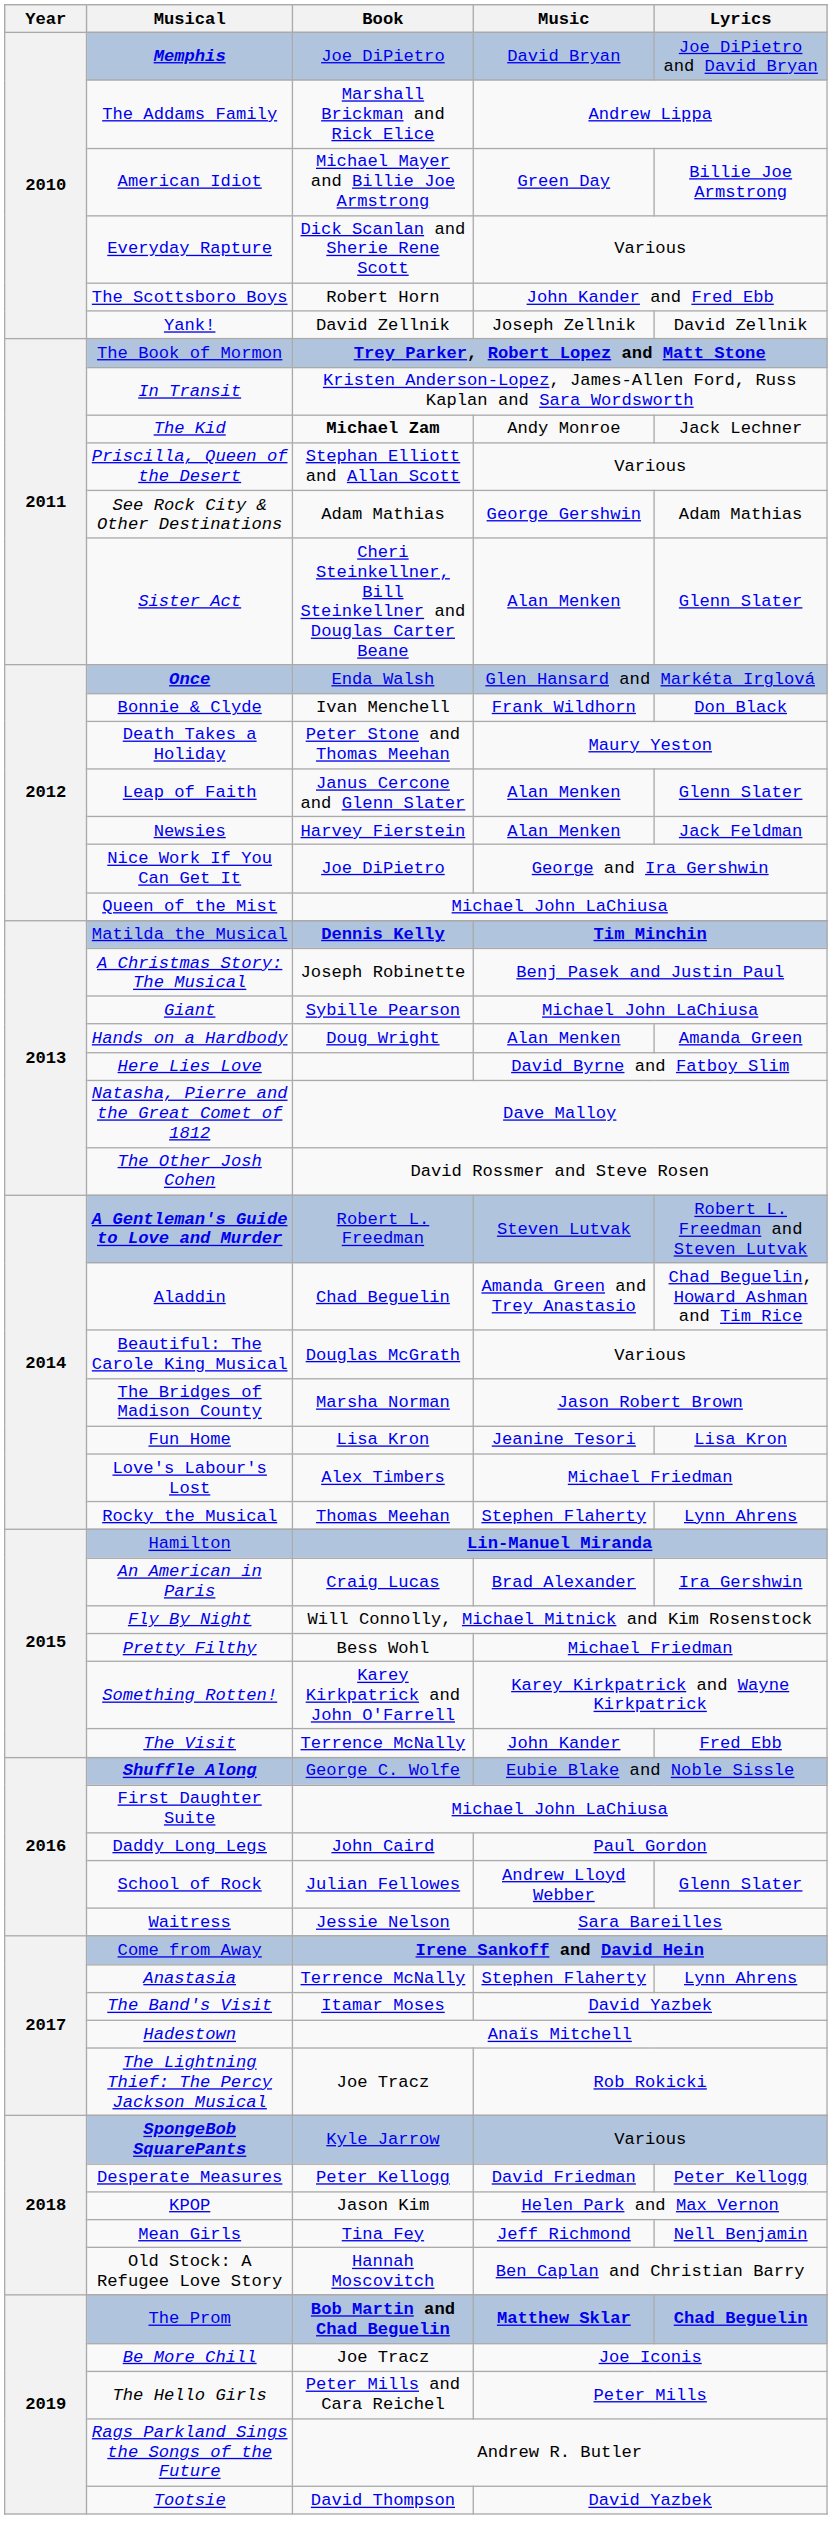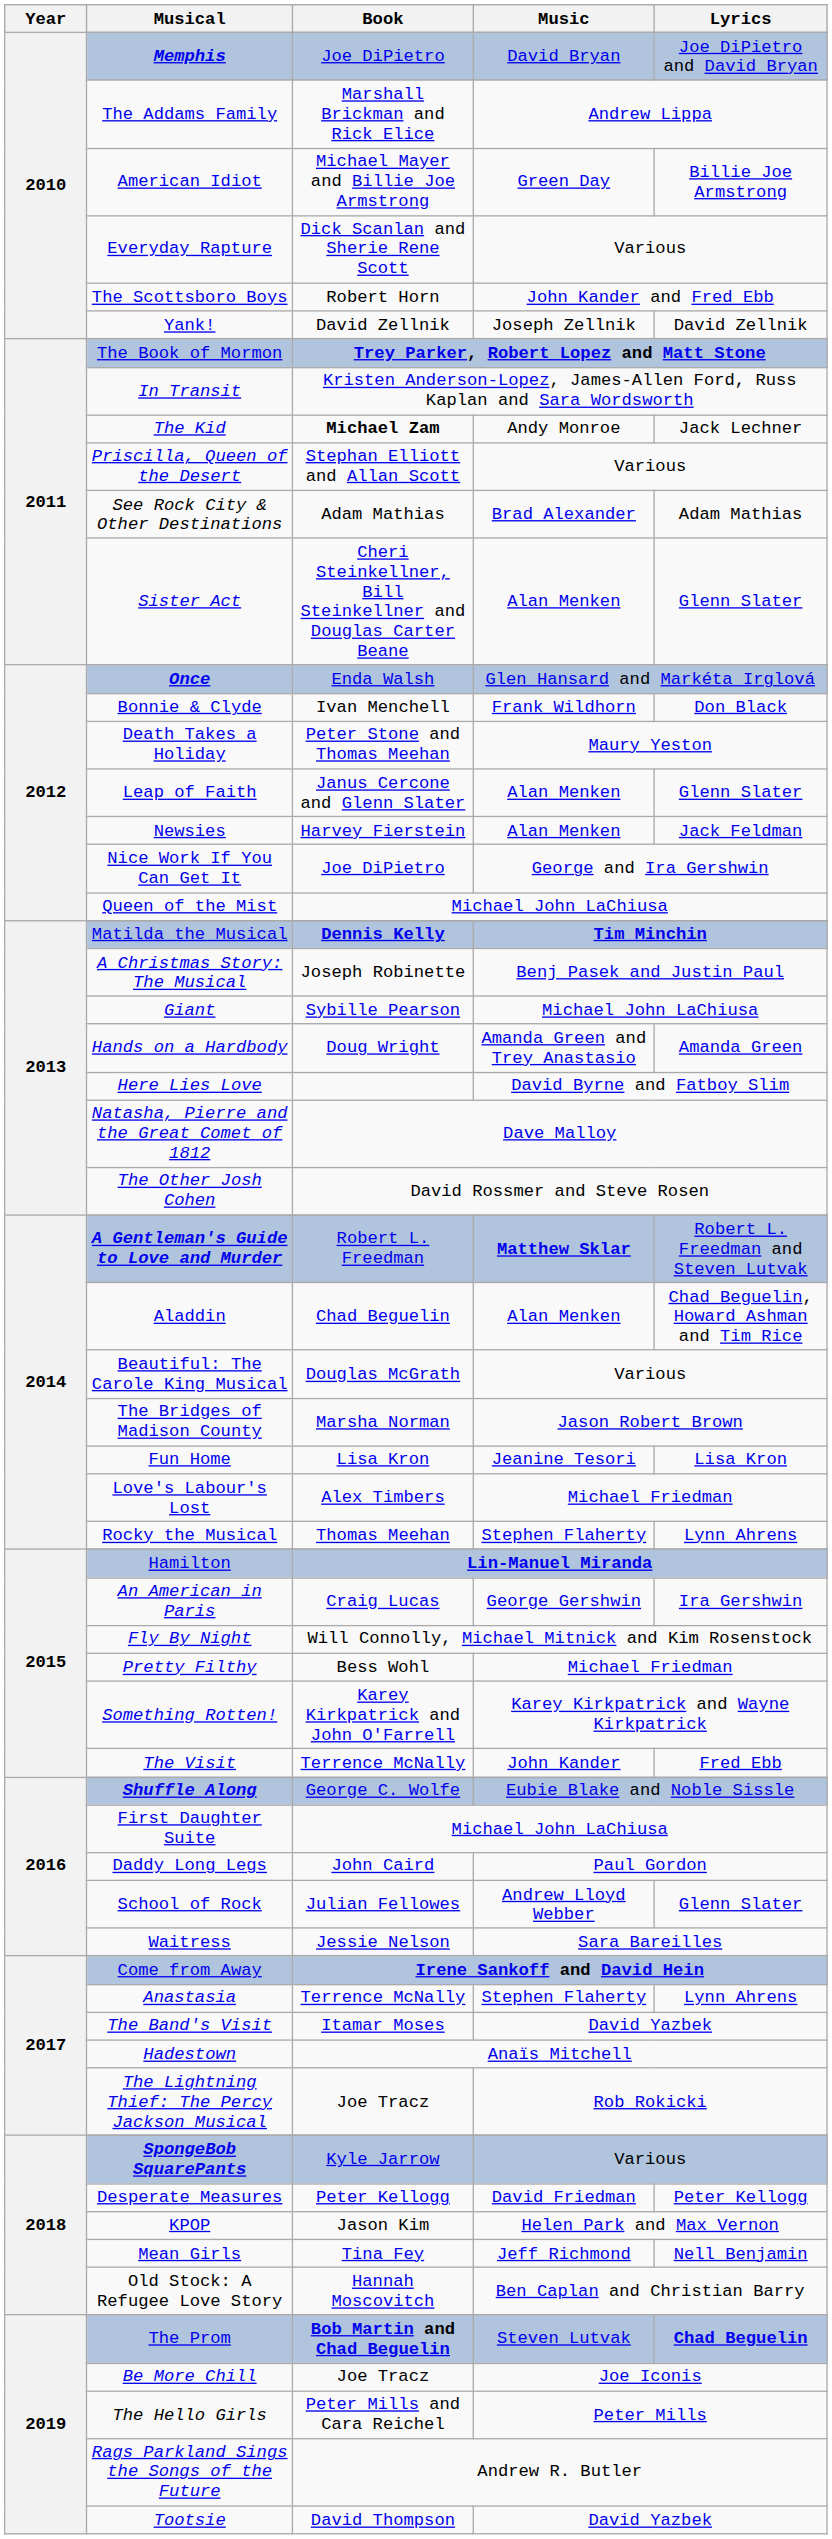(564, 514) George Gershwin -> (564, 514) Brad Alexander
(564, 1038) Alan Menken -> (564, 1048) Amanda Green and Trey Anastasio
(564, 1229) Steven Lutvak -> (564, 1249) Matthew Sklar
(564, 1297) Amanda Green and Trey Anastasio -> (564, 1317) Alan Menken
(564, 1582) Brad Alexander -> (564, 1601) George Gershwin
(564, 2319) Matthew Sklar -> (564, 2339) Steven Lutvak
